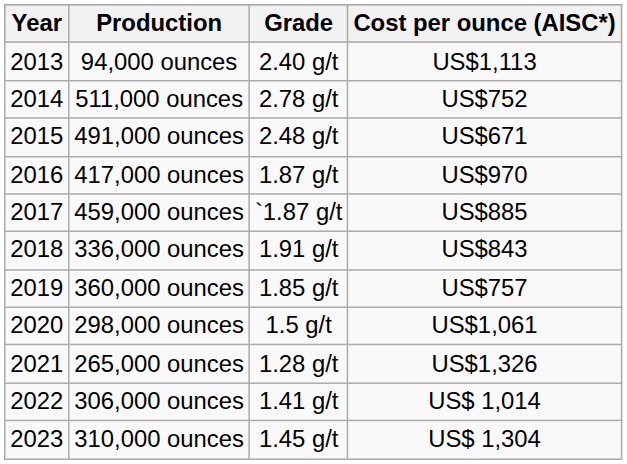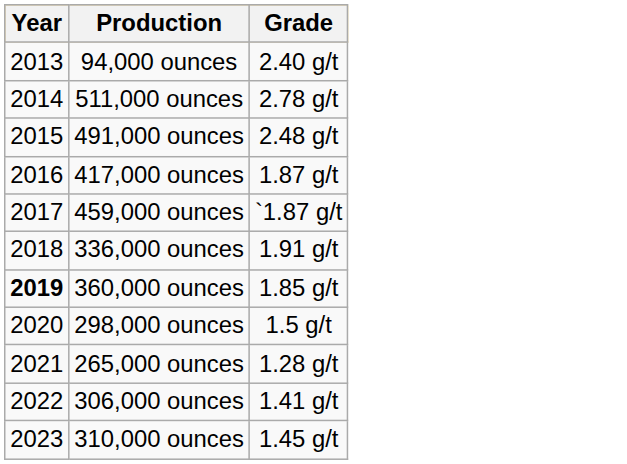- column: (485, 23)
(37, 288) normal -> (37, 288) bold
